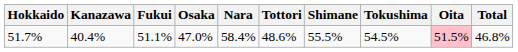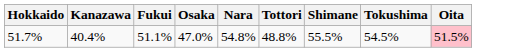- column: (492, 15)
(238, 36) 58.4% -> (238, 36) 54.8%
(279, 36) 48.6% -> (279, 36) 48.8%
